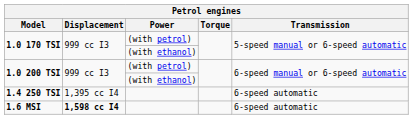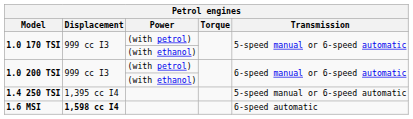(276, 93) 6-speed automatic -> (320, 93) 5-speed manual or 6-speed automatic
